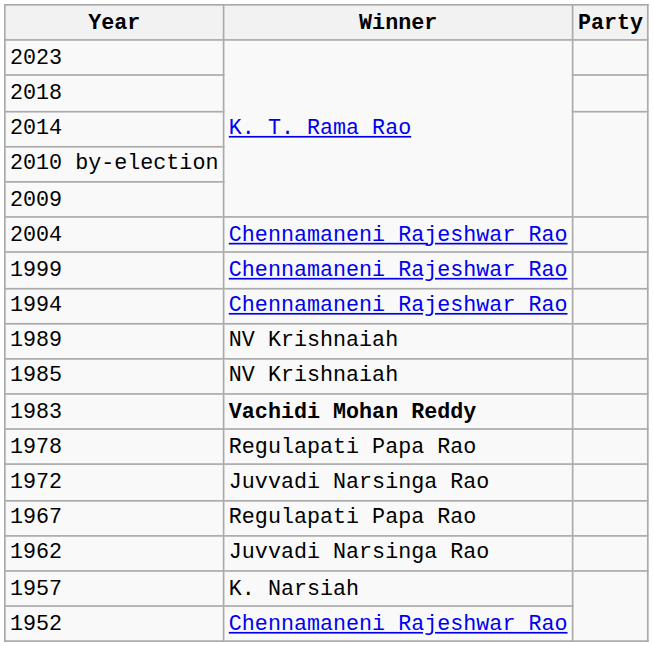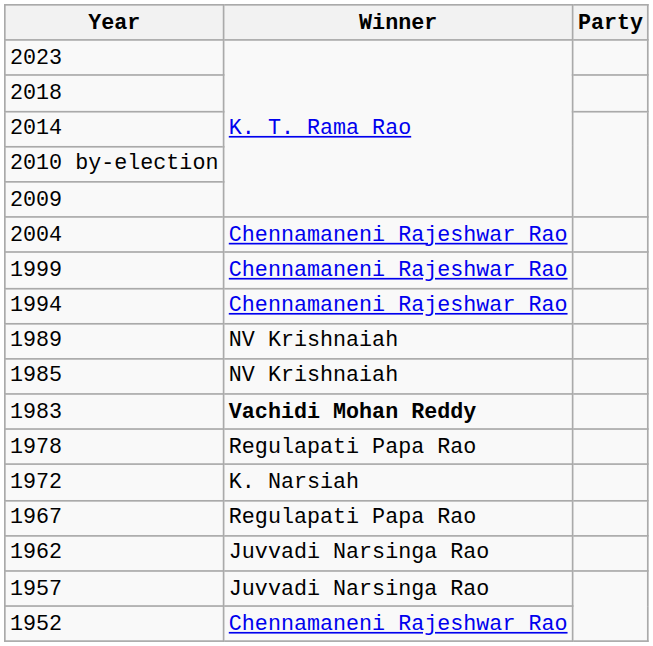(359, 483) Juvvadi Narsinga Rao -> (294, 483) K. Narsiah
(294, 589) K. Narsiah -> (359, 589) Juvvadi Narsinga Rao
